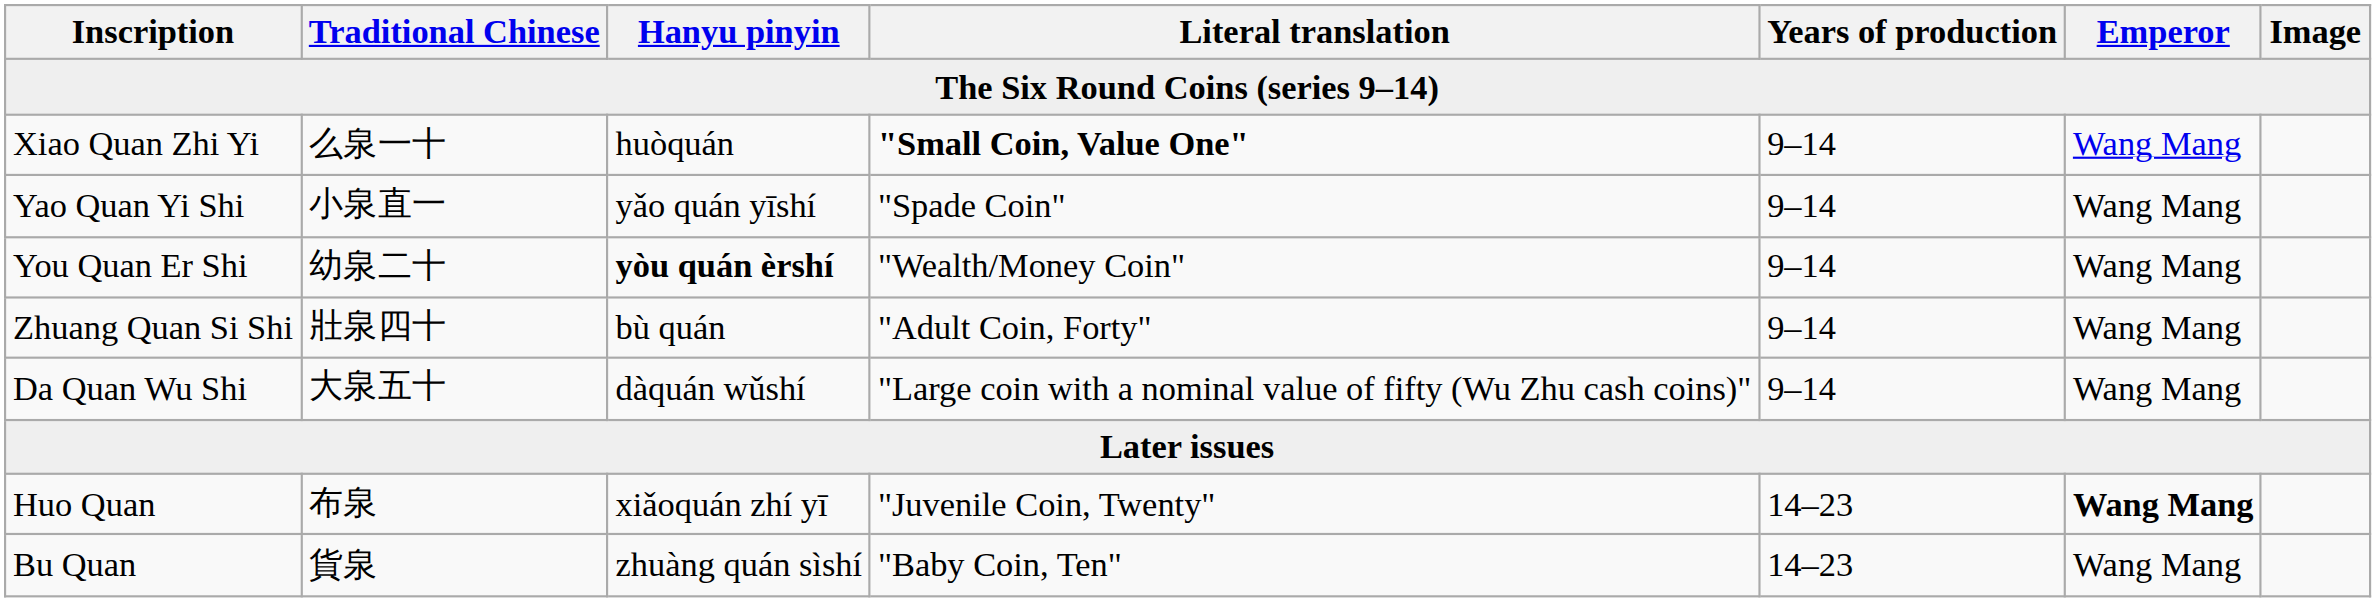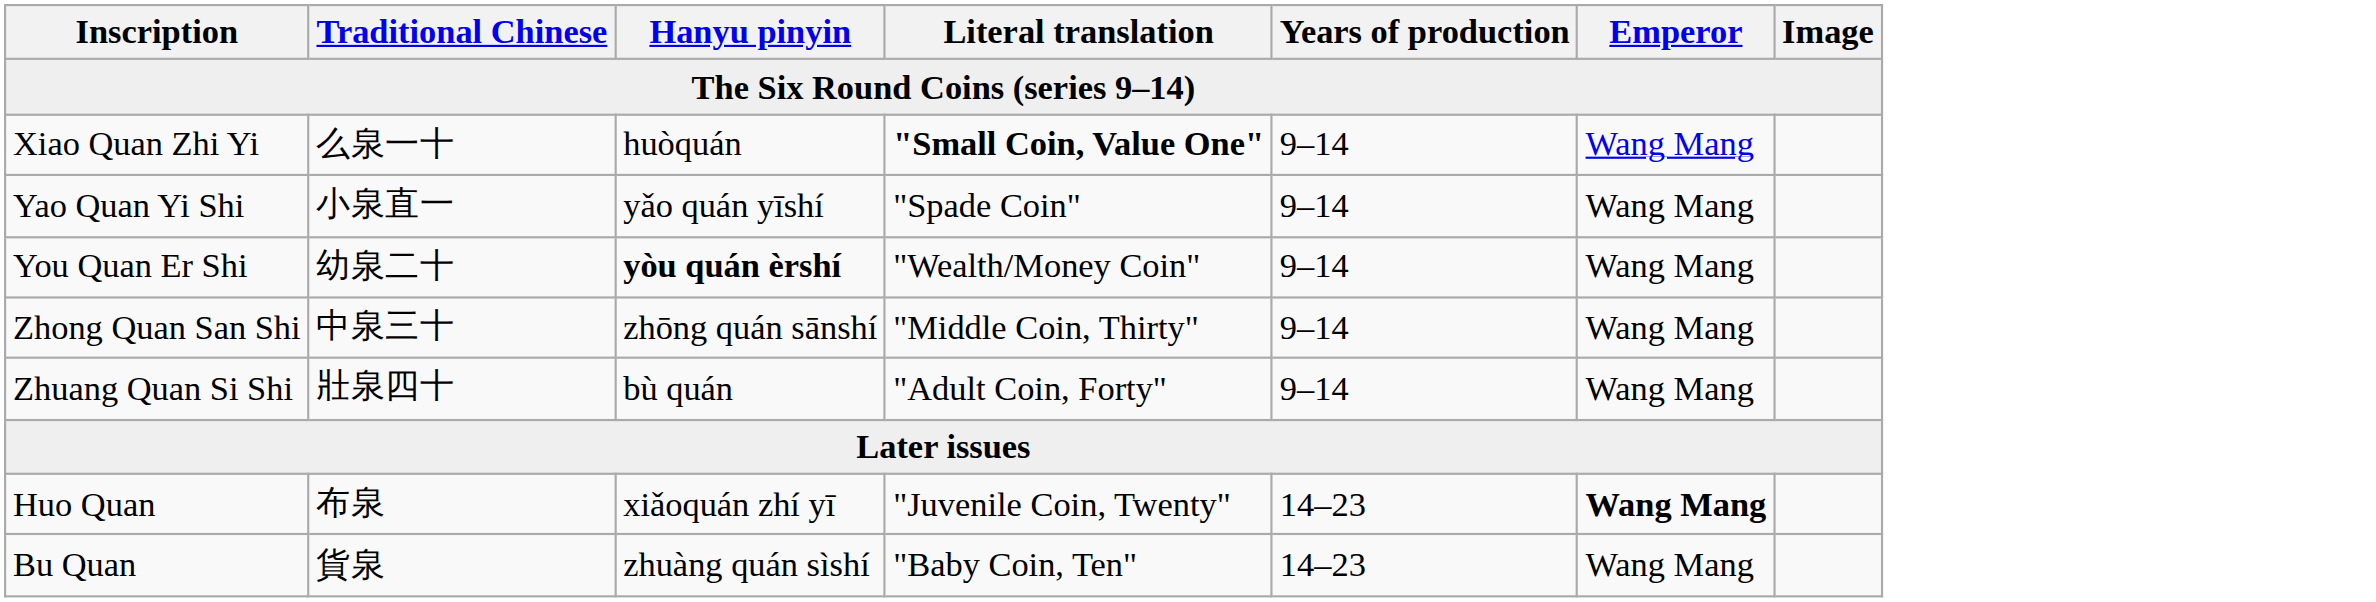+ row: (157, 327)
- row: (130, 388)
